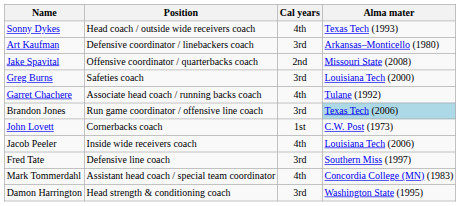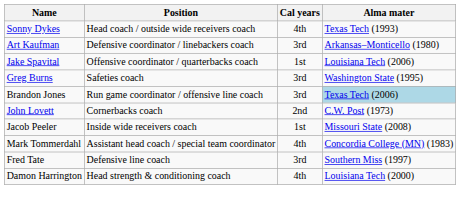(300, 62) 2nd -> (300, 62) 1st
(368, 62) Missouri State (2008) -> (369, 62) Louisiana Tech (2006)
(369, 78) Louisiana Tech (2000) -> (374, 78) Washington State (1995)
- row: (39, 95)
(300, 127) 1st -> (300, 111) 2nd
(300, 144) 4th -> (300, 127) 1st
(369, 144) Louisiana Tech (2006) -> (368, 127) Missouri State (2008)
rows swapped: (25, 160) <-> (44, 176)
(300, 193) 3rd -> (300, 176) 4th
(374, 193) Washington State (1995) -> (369, 176) Louisiana Tech (2000)
